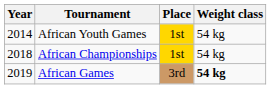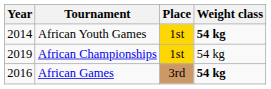(211, 34) normal -> (211, 34) bold
(20, 53) 2018 -> (20, 53) 2019
(20, 73) 2019 -> (20, 73) 2016
